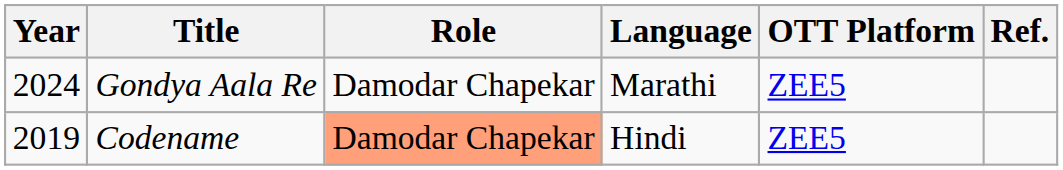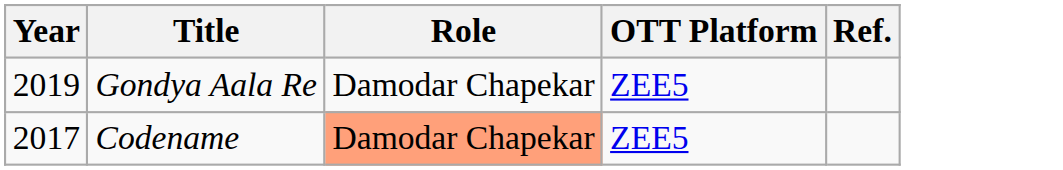- column: (681, 31)
(46, 84) 2024 -> (46, 84) 2019
(46, 137) 2019 -> (46, 137) 2017
